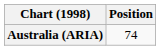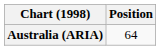(131, 34) 74 -> (131, 34) 64
